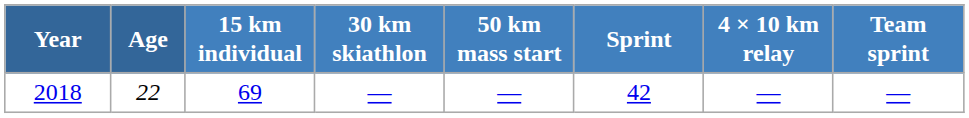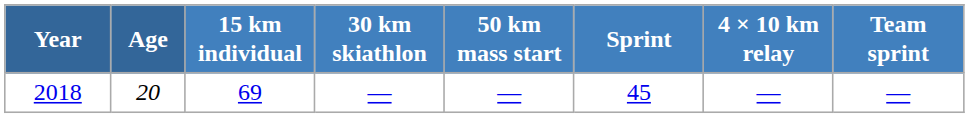(148, 92) 22 -> (148, 92) 20
(639, 92) 42 -> (639, 92) 45
